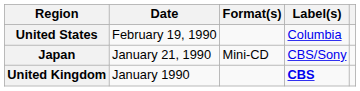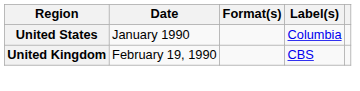(164, 34) February 19, 1990 -> (151, 34) January 1990
- row: (57, 55)
(151, 75) January 1990 -> (164, 55) February 19, 1990
(301, 75) bold -> (301, 55) normal
